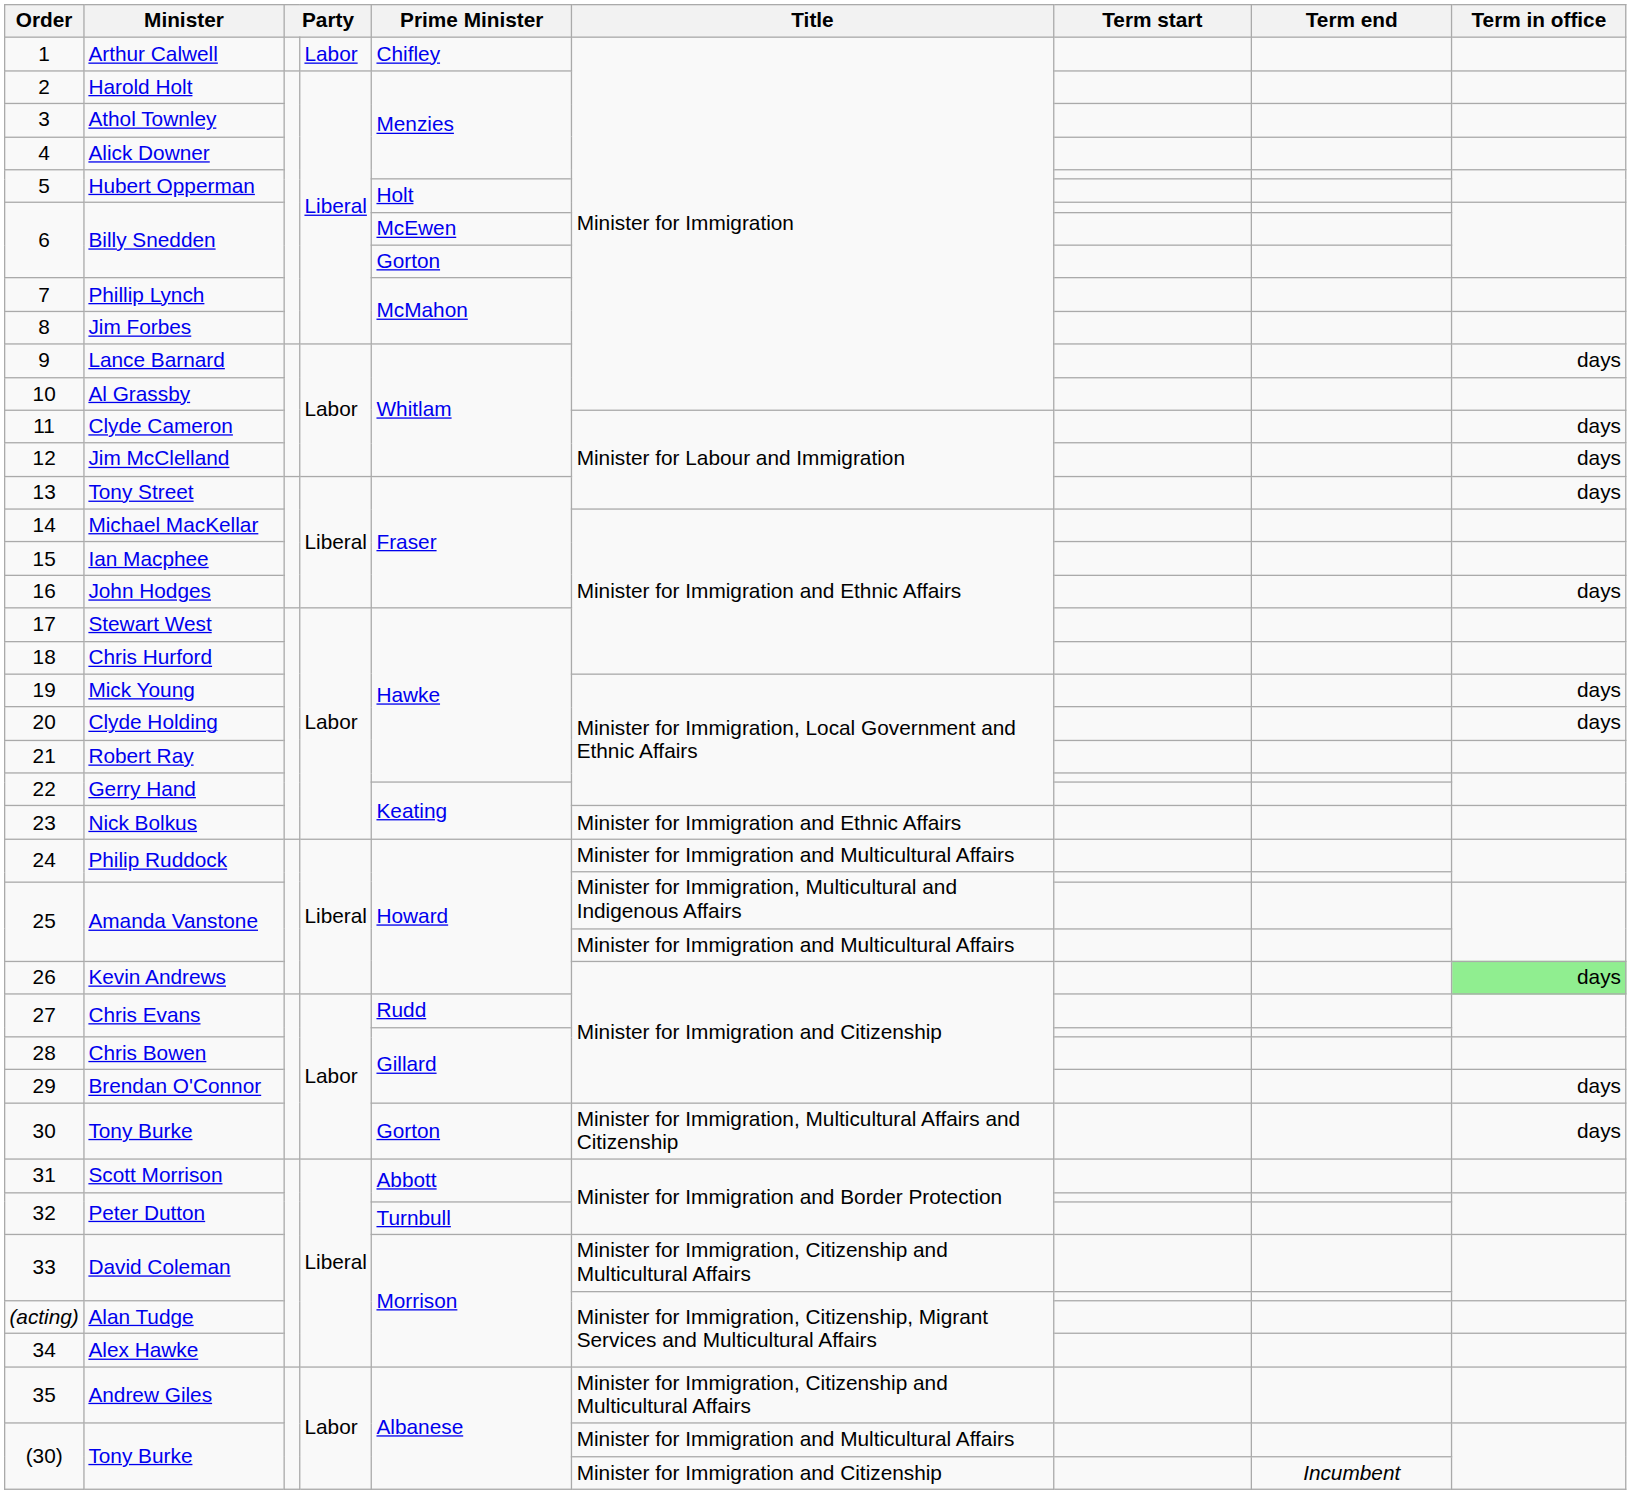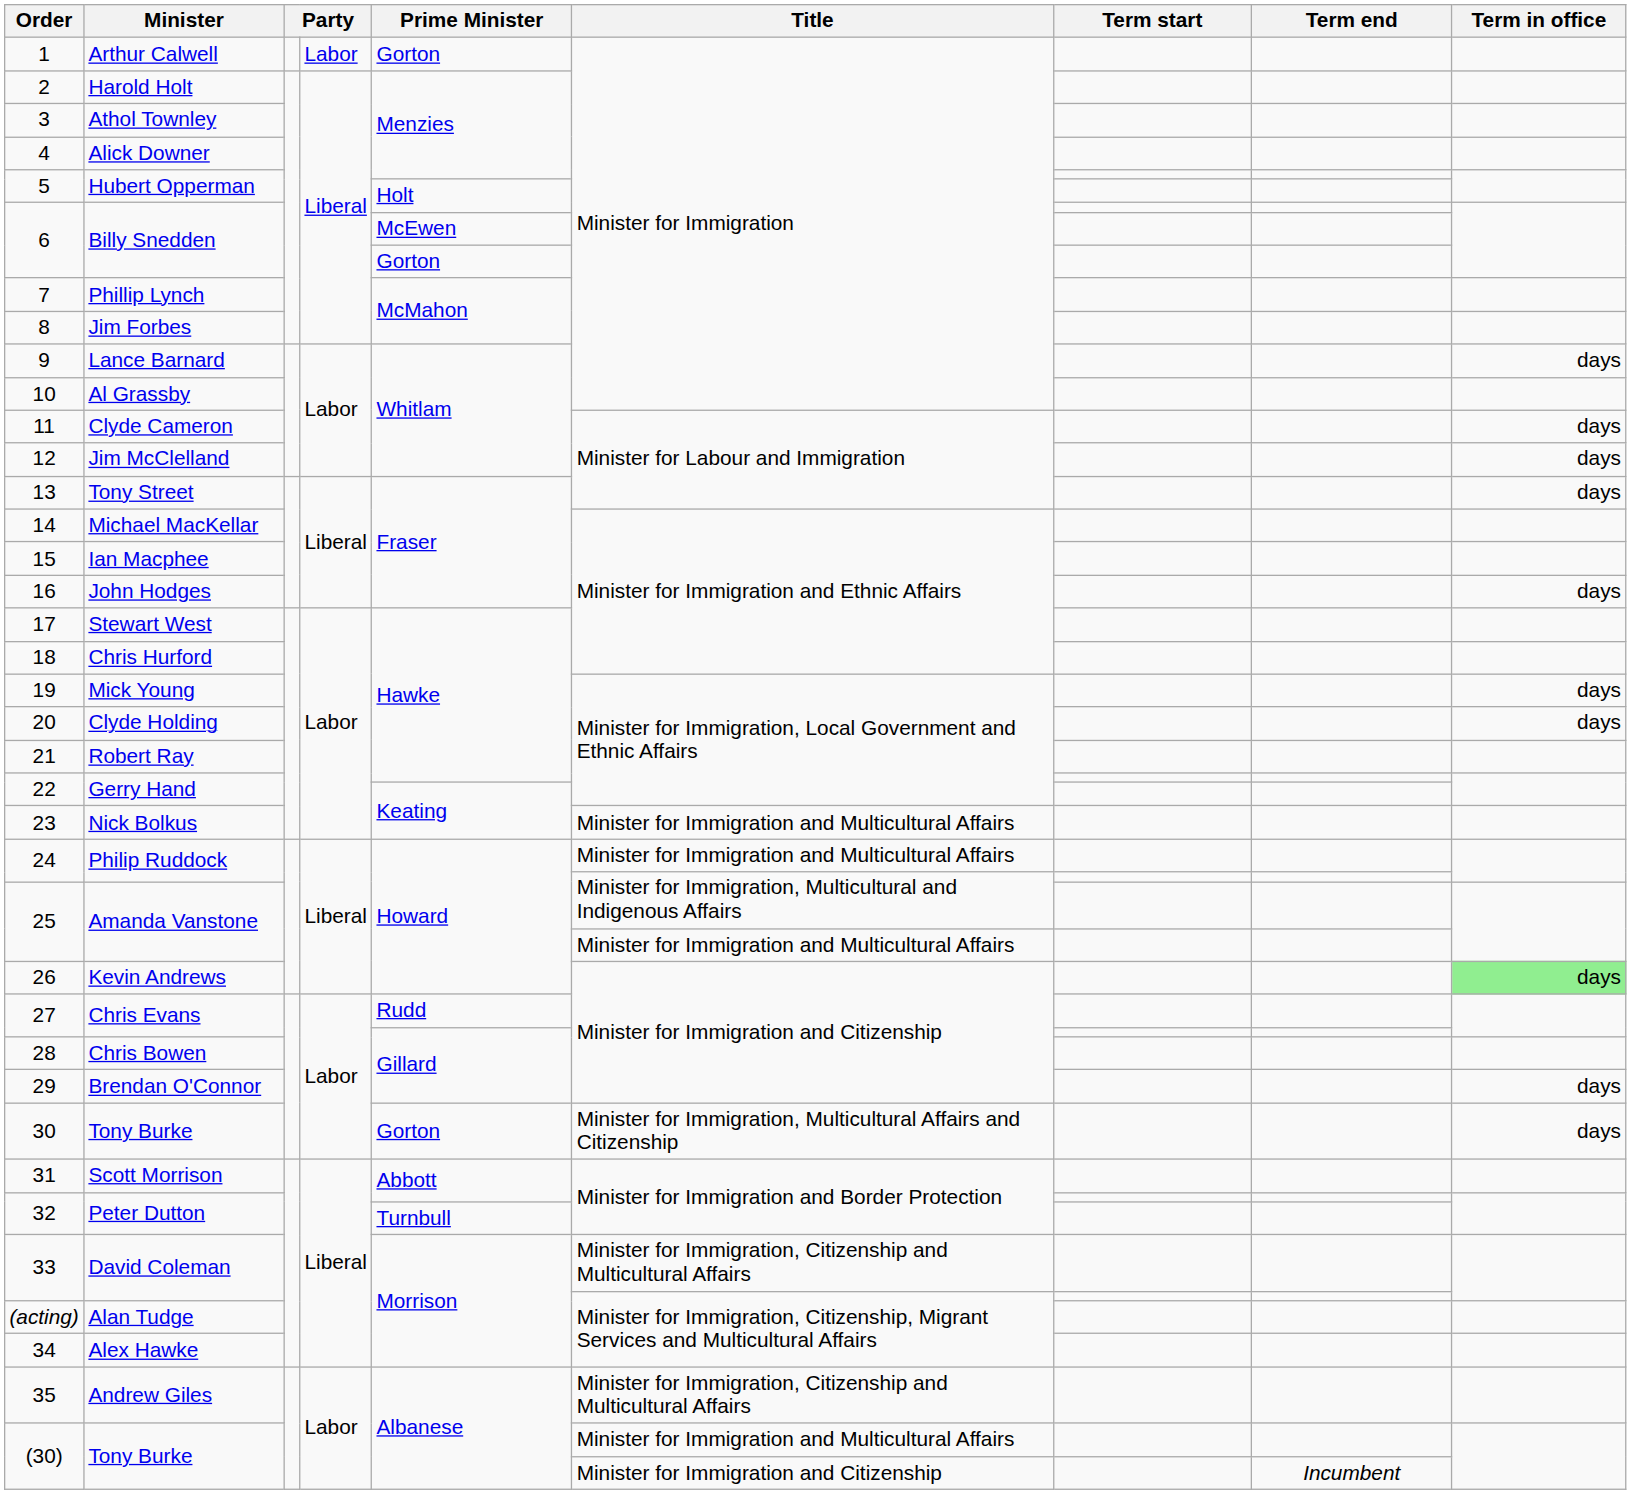(408, 53) Chifley -> (408, 53) Gorton
(769, 822) Minister for Immigration and Ethnic Affairs -> (796, 822) Minister for Immigration and Multicultural Affairs
